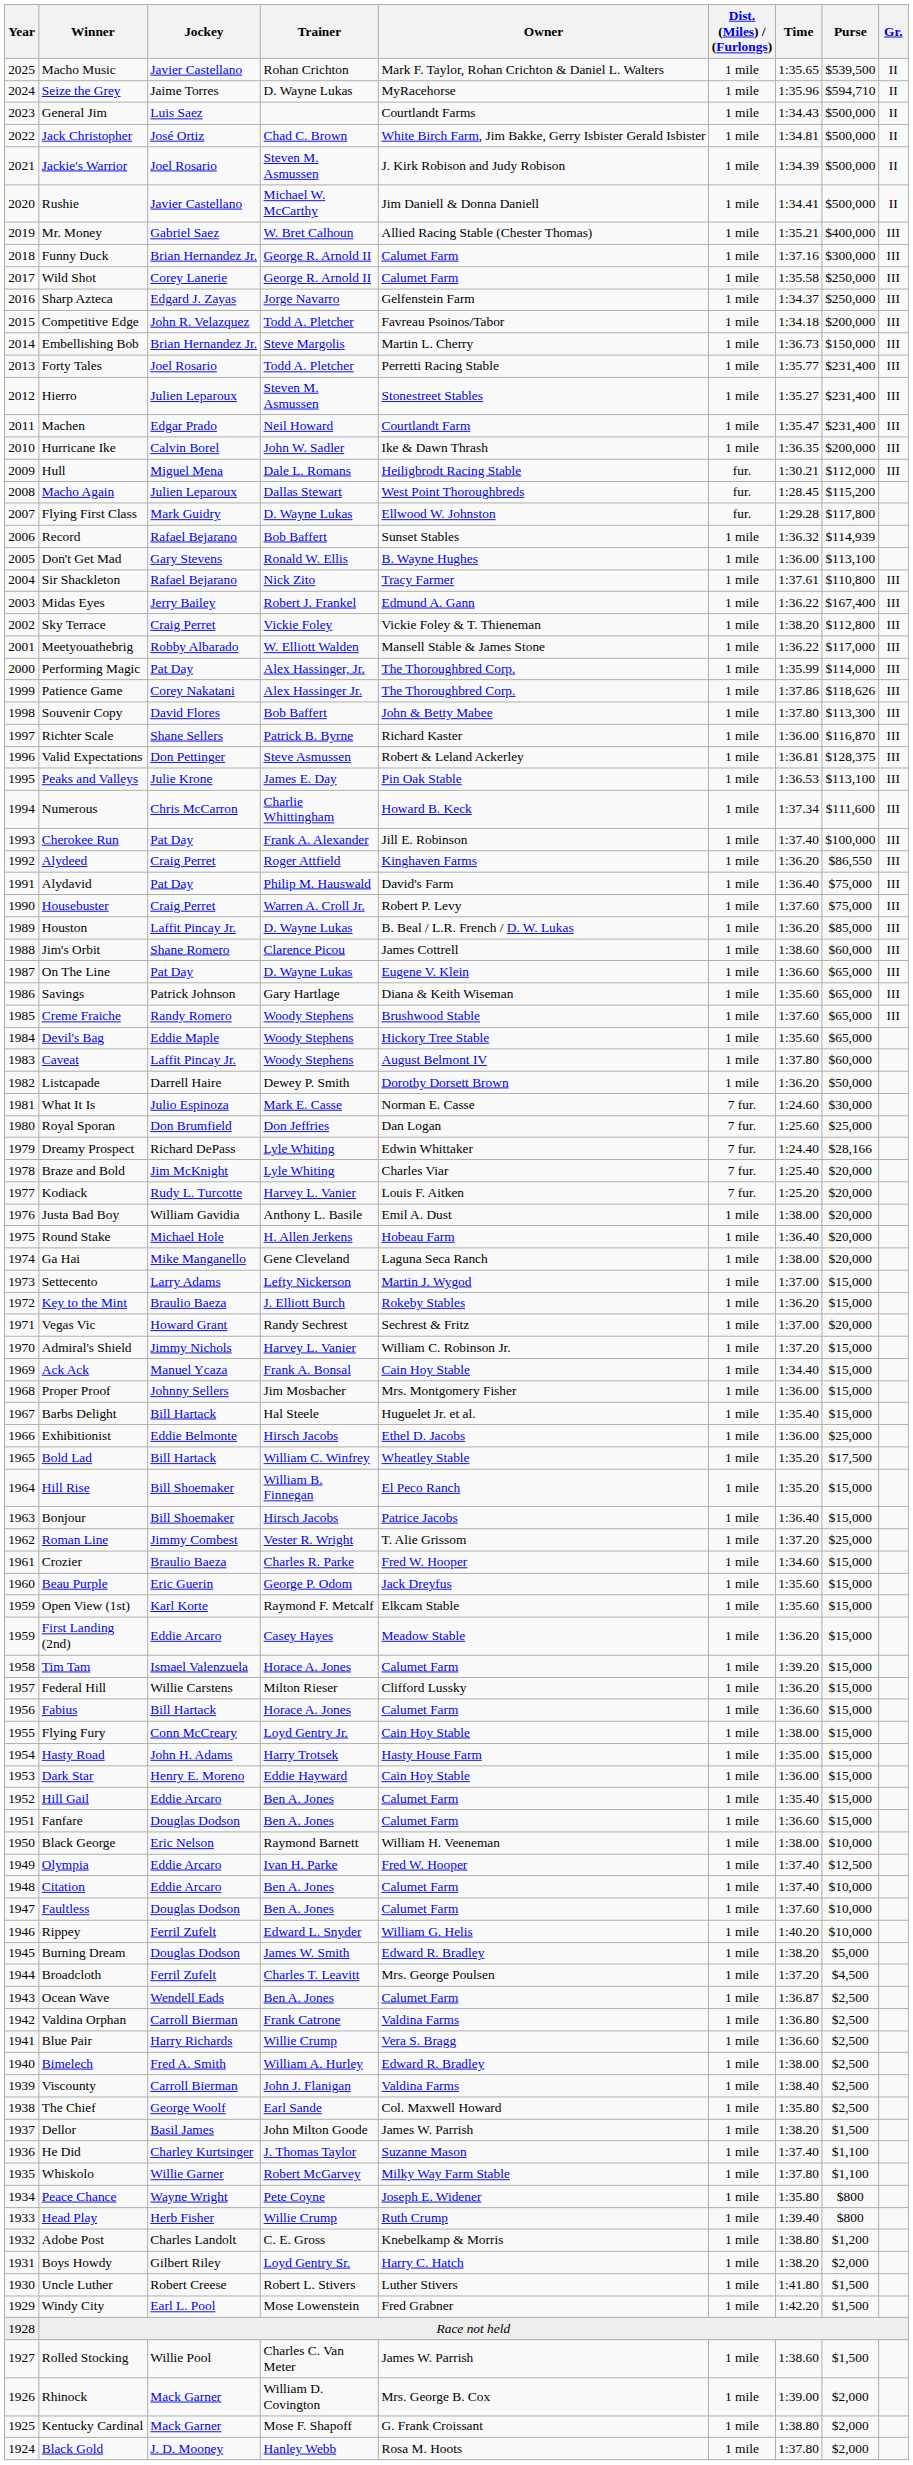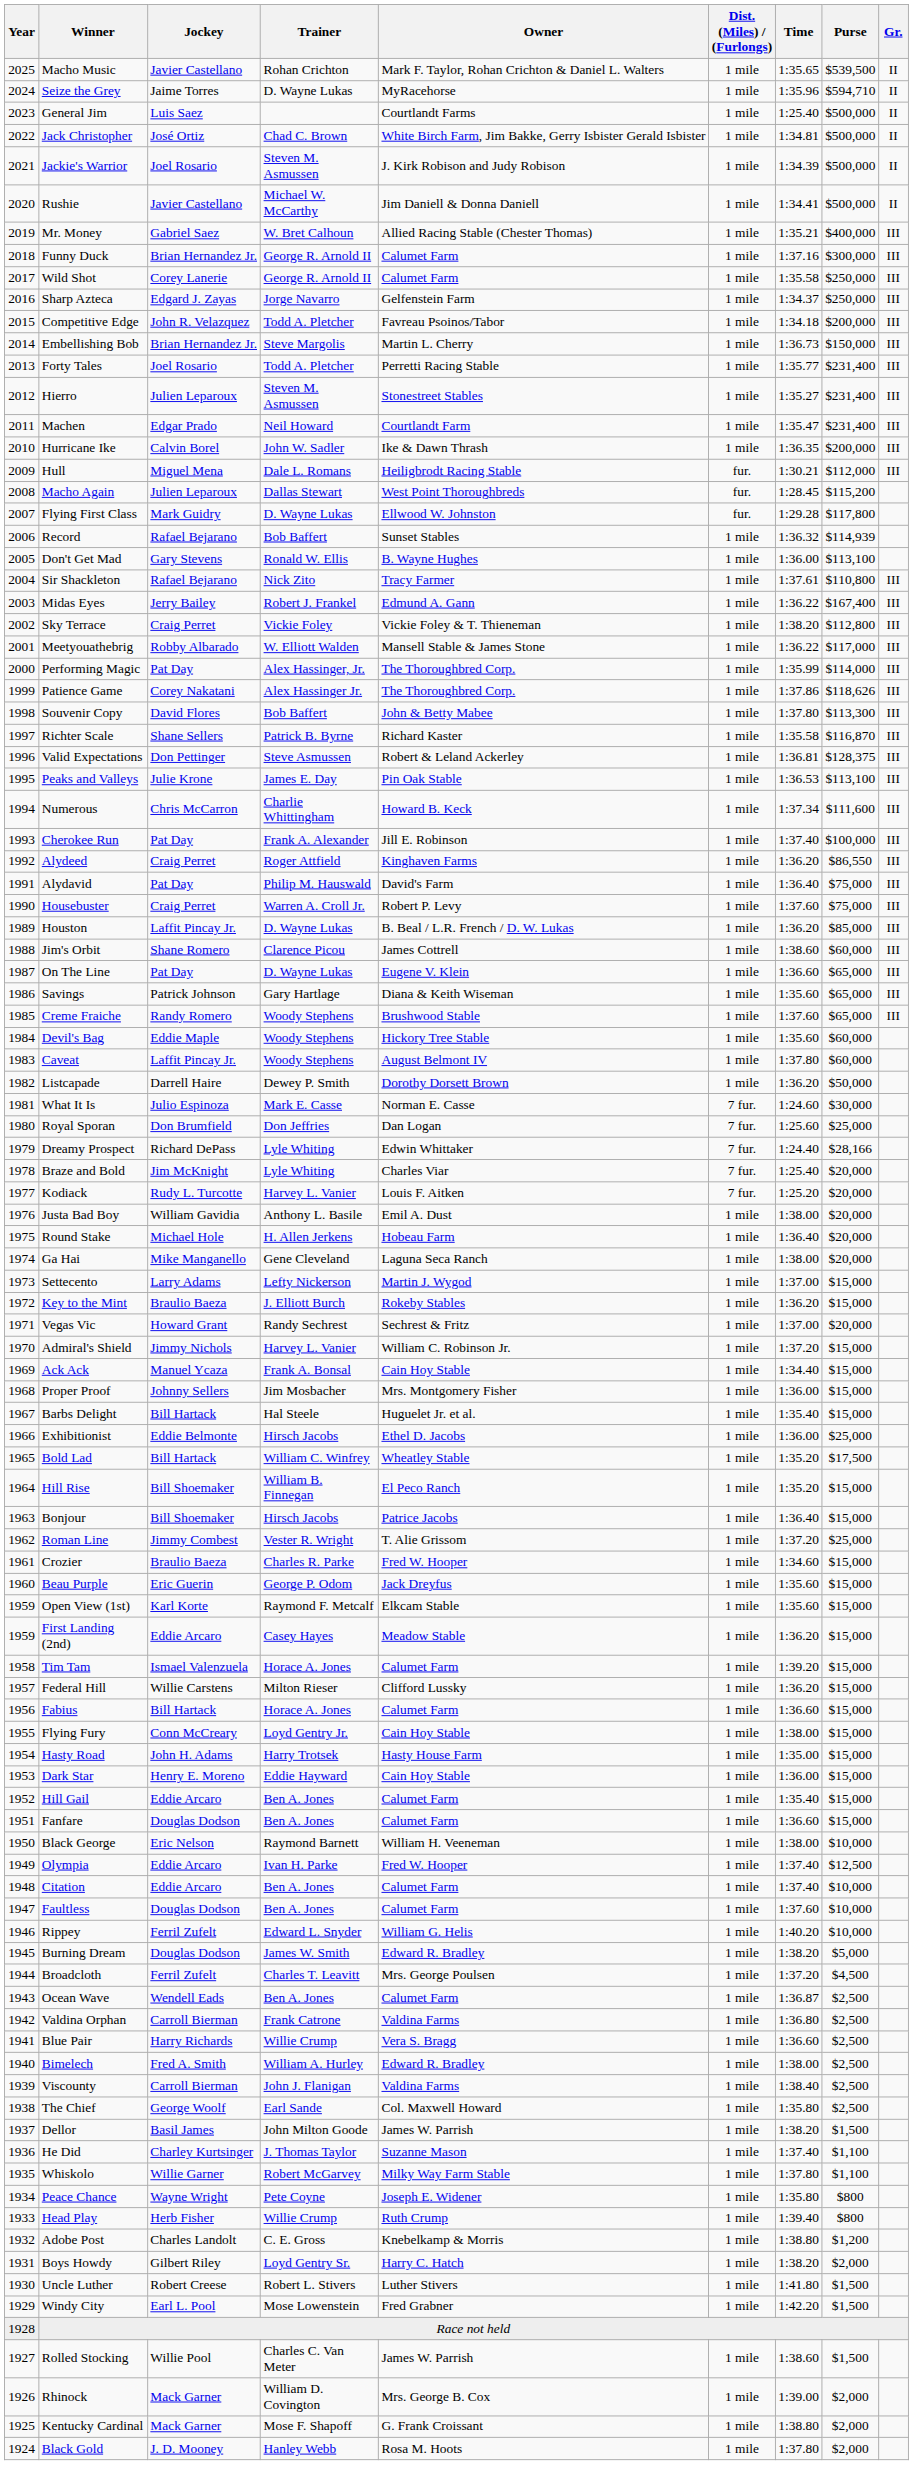(799, 113) 1:34.43 -> (799, 113) 1:25.40
(799, 735) 1:36.00 -> (799, 735) 1:35.58
(850, 1038) $65,000 -> (850, 1038) $60,000
